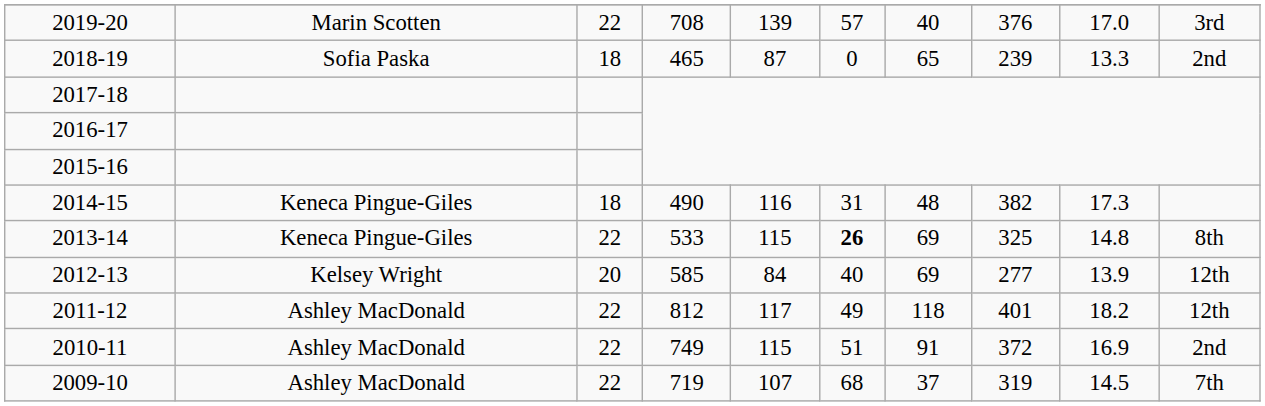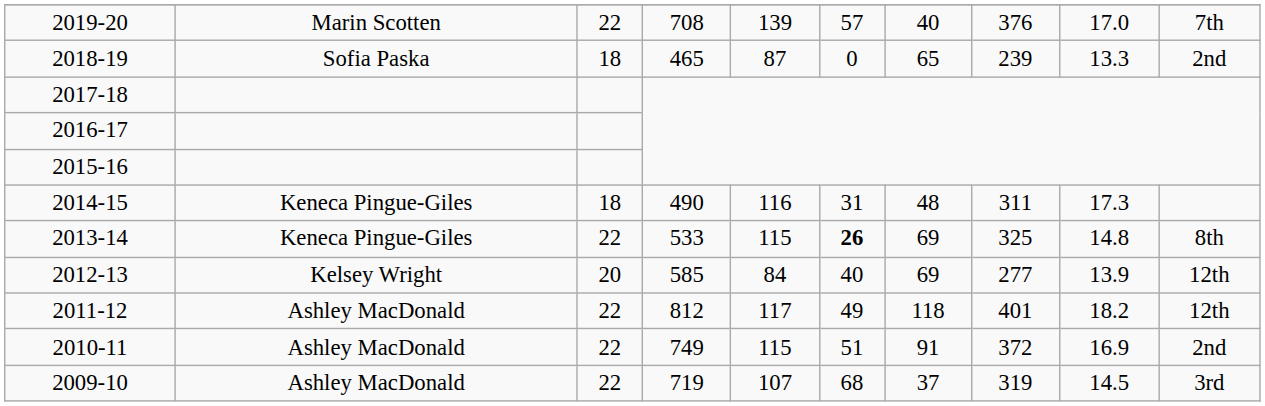(1209, 22) 3rd -> (1209, 22) 7th
(1015, 202) 382 -> (1015, 202) 311
(1209, 382) 7th -> (1209, 382) 3rd
